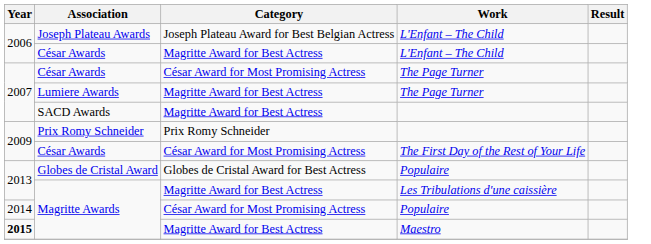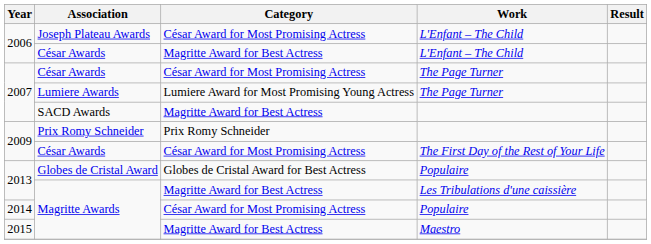(279, 33) Joseph Plateau Award for Best Belgian Actress -> (264, 33) César Award for Most Promising Actress
(243, 92) Magritte Award for Best Actress -> (289, 92) Lumiere Award for Most Promising Young Actress
(20, 229) bold -> (20, 229) normal
